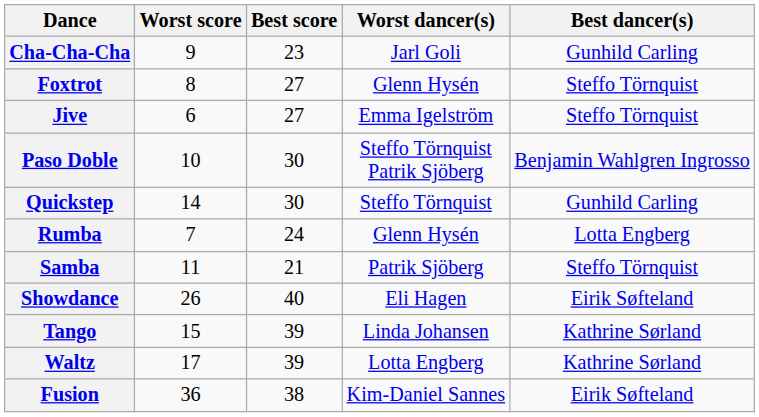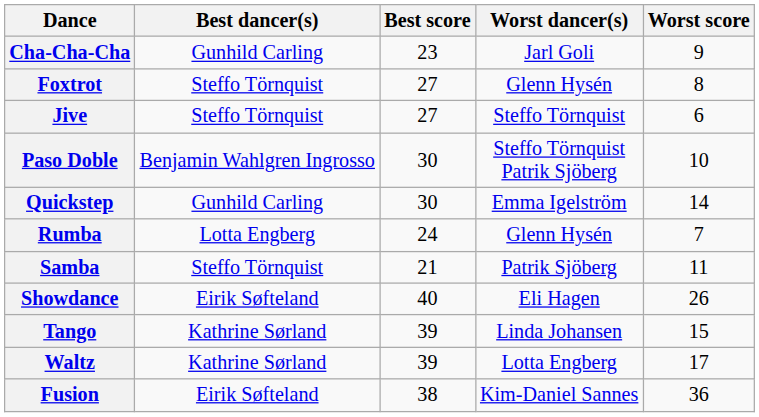columns swapped: (632, 20) <-> (191, 20)
(426, 116) Emma Igelström -> (559, 116) Steffo Törnquist
(426, 203) Steffo Törnquist -> (559, 203) Emma Igelström
